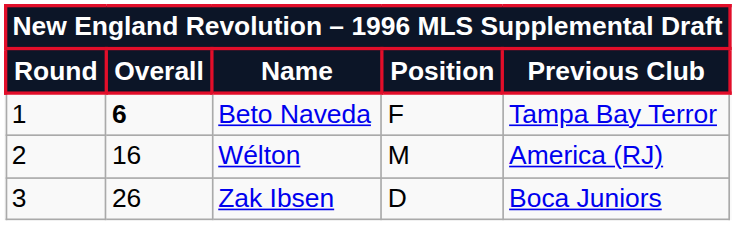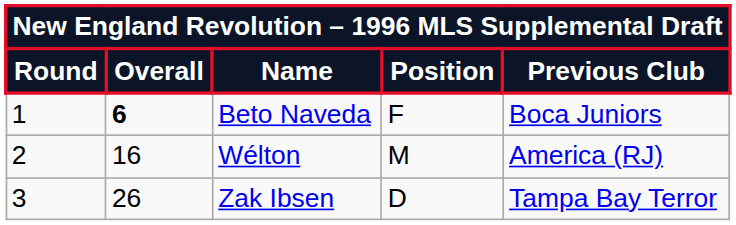(613, 114) Tampa Bay Terror -> (585, 114) Boca Juniors
(585, 197) Boca Juniors -> (613, 197) Tampa Bay Terror
